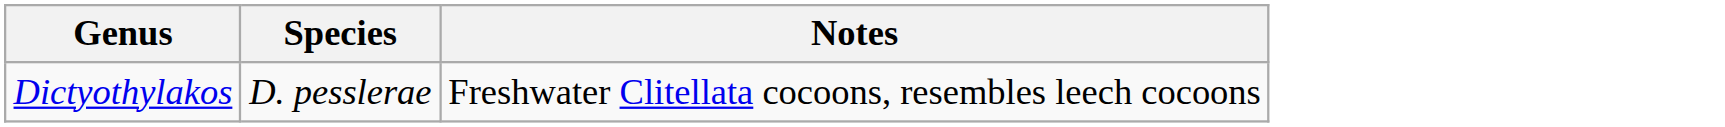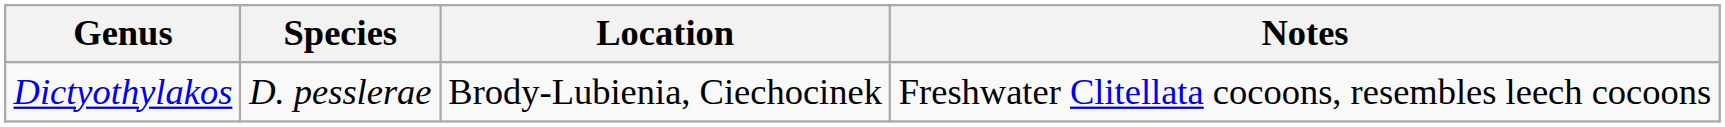+ column: (665, 33)
